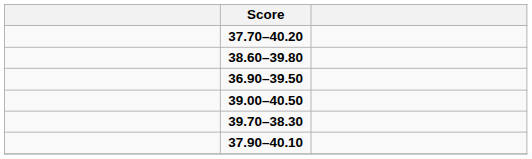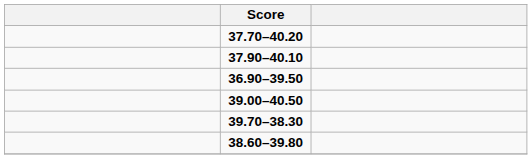rows swapped: (266, 57) <-> (266, 143)
